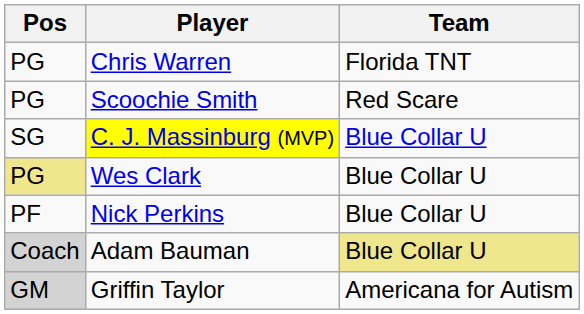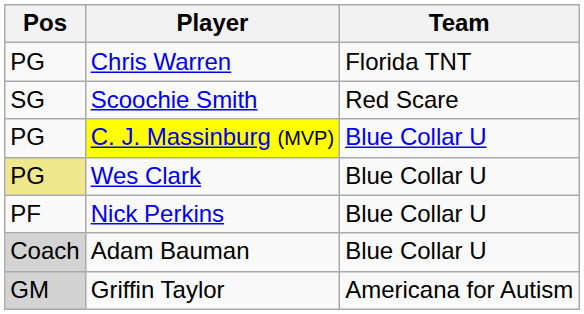(28, 99) PG -> (28, 99) SG
(28, 137) SG -> (28, 137) PG
(416, 251) khaki background -> (416, 251) no background
